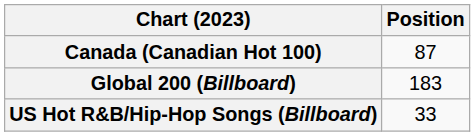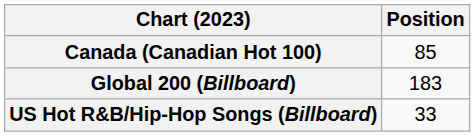(426, 51) 87 -> (426, 51) 85
